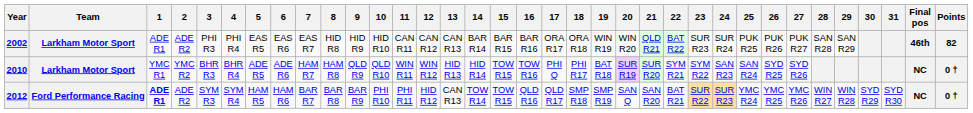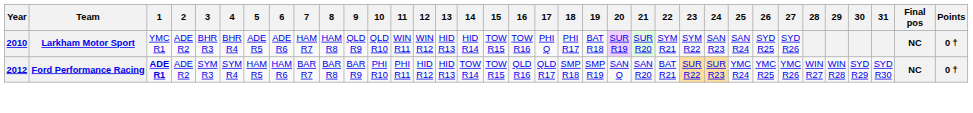- row: (17, 43)
(184, 69) YMC R2 -> (184, 43) ADE R2
(453, 95) CAN R13 -> (447, 69) HID R13
